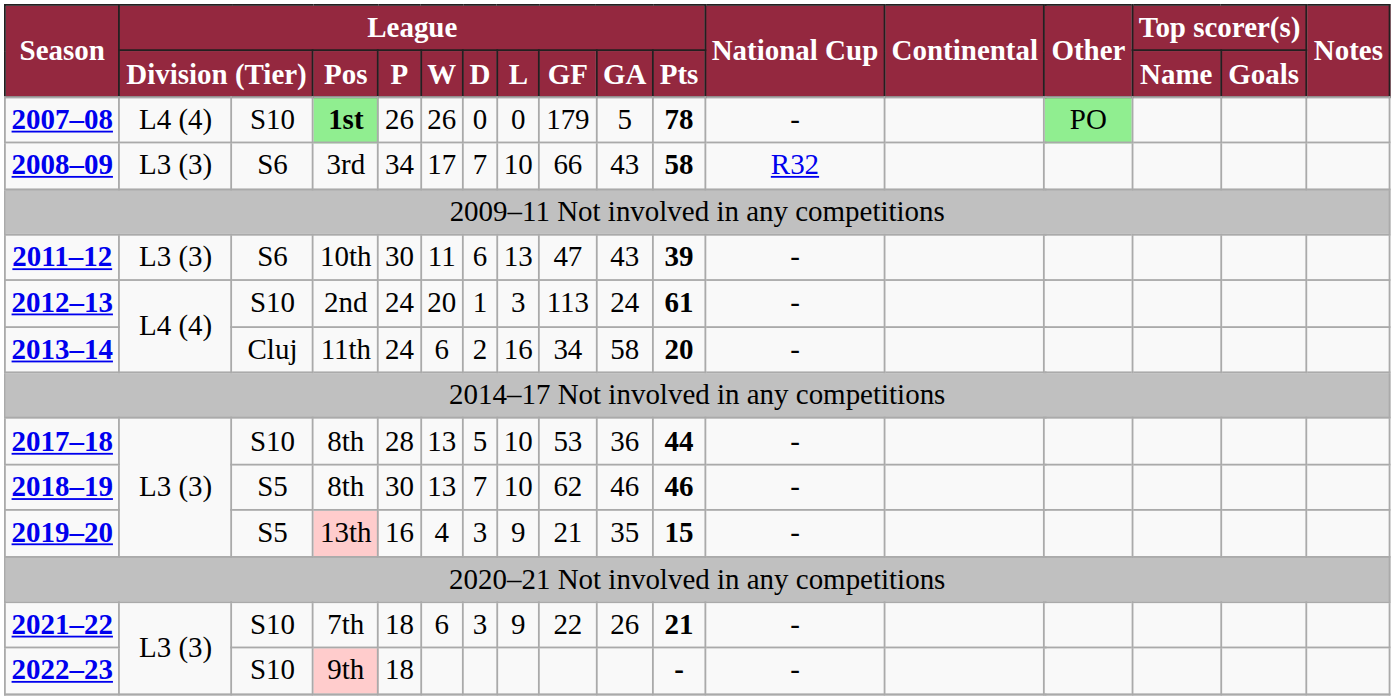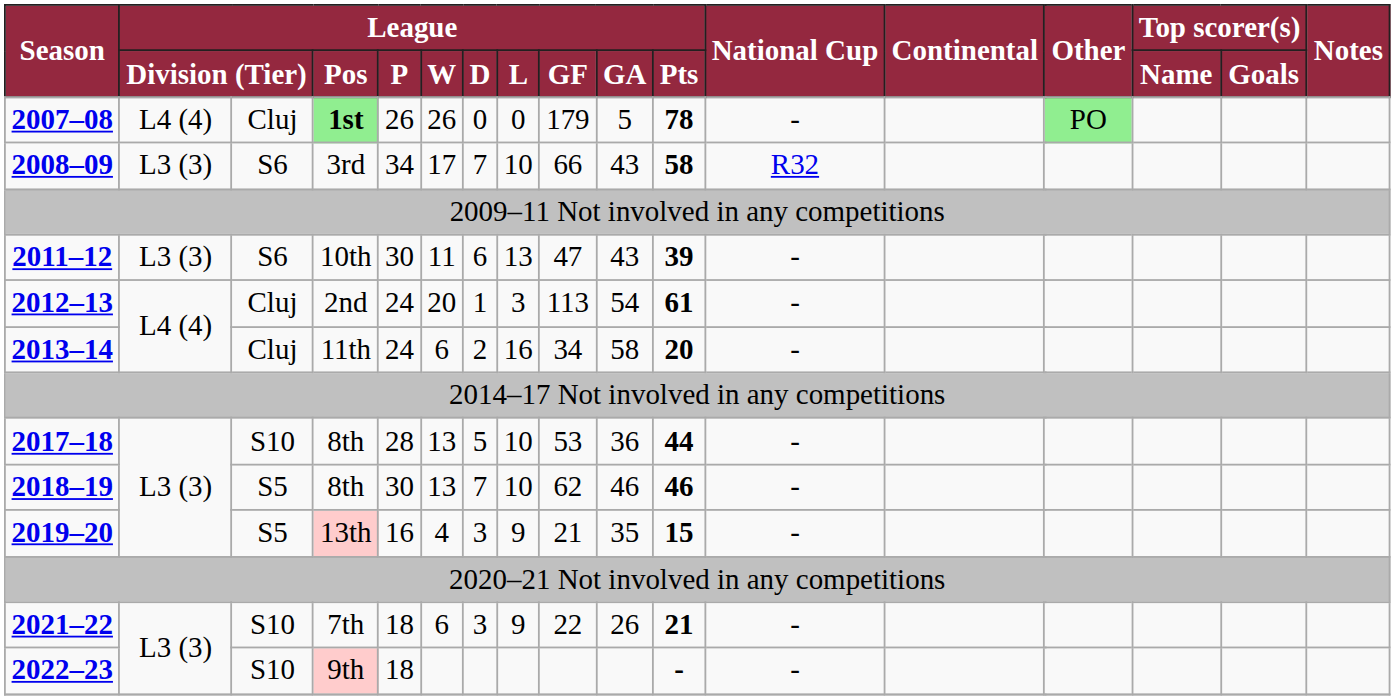(273, 119) S10 -> (273, 119) Cluj
(273, 303) S10 -> (273, 303) Cluj
(625, 303) 24 -> (625, 303) 54
